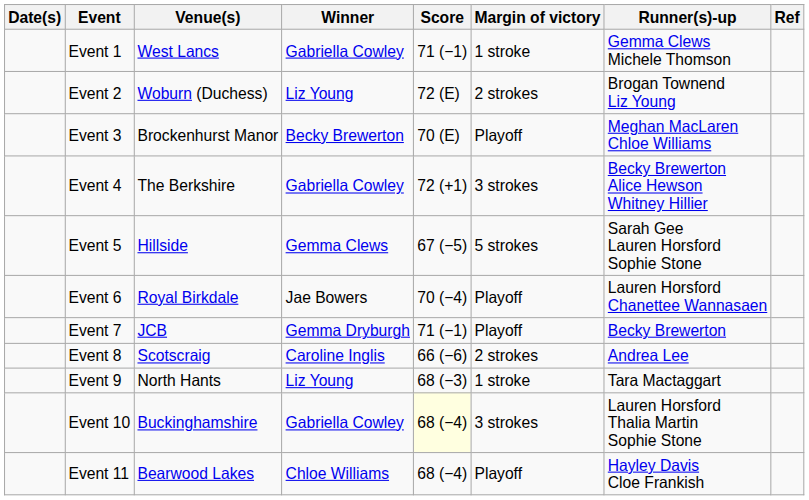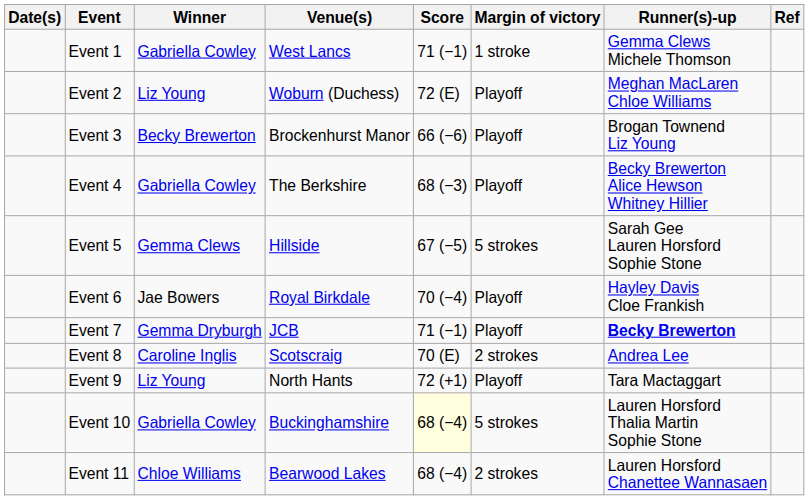columns swapped: (208, 17) <-> (348, 17)
(506, 93) 2 strokes -> (498, 93) Playoff
(666, 93) Brogan Townend Liz Young -> (673, 93) Meghan MacLaren Chloe Williams
(439, 135) 70 (E) -> (442, 135) 66 (−6)
(673, 135) Meghan MacLaren Chloe Williams -> (666, 135) Brogan Townend Liz Young
(442, 186) 72 (+1) -> (442, 186) 68 (−3)
(506, 186) 3 strokes -> (498, 186) Playoff
(688, 297) Lauren Horsford Chanettee Wannasaen -> (656, 297) Hayley Davis Cloe Frankish
(667, 331) normal -> (672, 331) bold
(442, 355) 66 (−6) -> (439, 355) 70 (E)
(442, 380) 68 (−3) -> (442, 380) 72 (+1)
(502, 380) 1 stroke -> (498, 380) Playoff
(506, 423) 3 strokes -> (506, 423) 5 strokes
(498, 474) Playoff -> (506, 474) 2 strokes
(656, 474) Hayley Davis Cloe Frankish -> (688, 474) Lauren Horsford Chanettee Wannasaen
